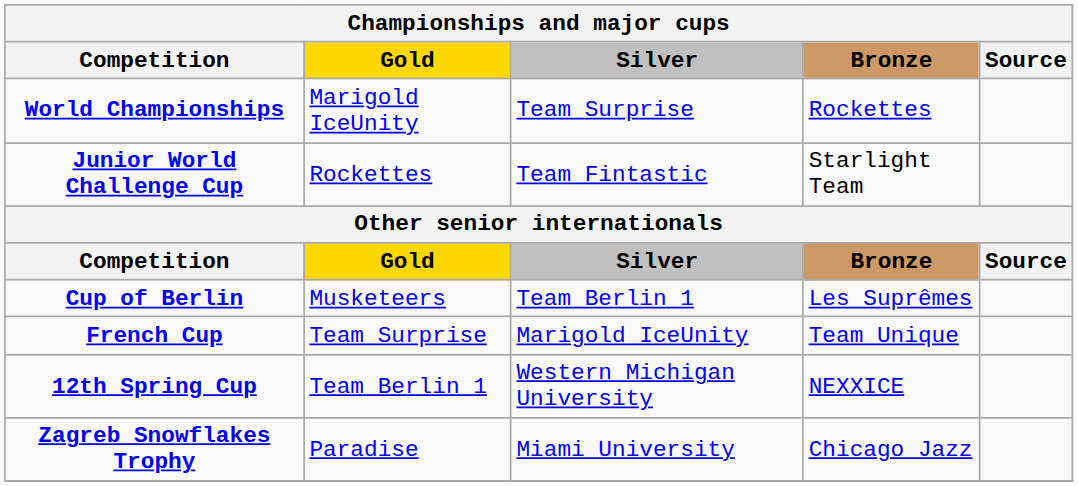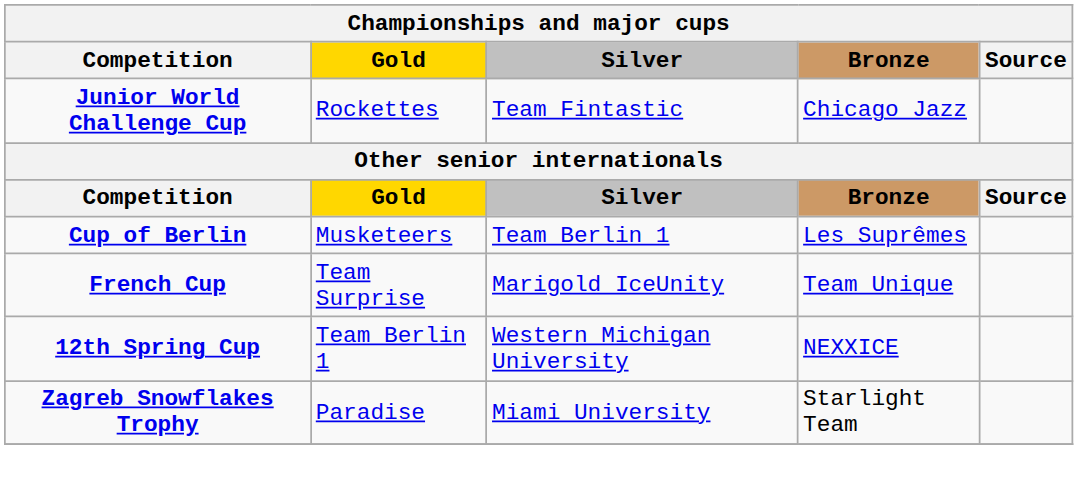- row: (154, 111)
(870, 174) Starlight Team -> (885, 111) Chicago Jazz
(891, 449) Chicago Jazz -> (865, 412) Starlight Team
